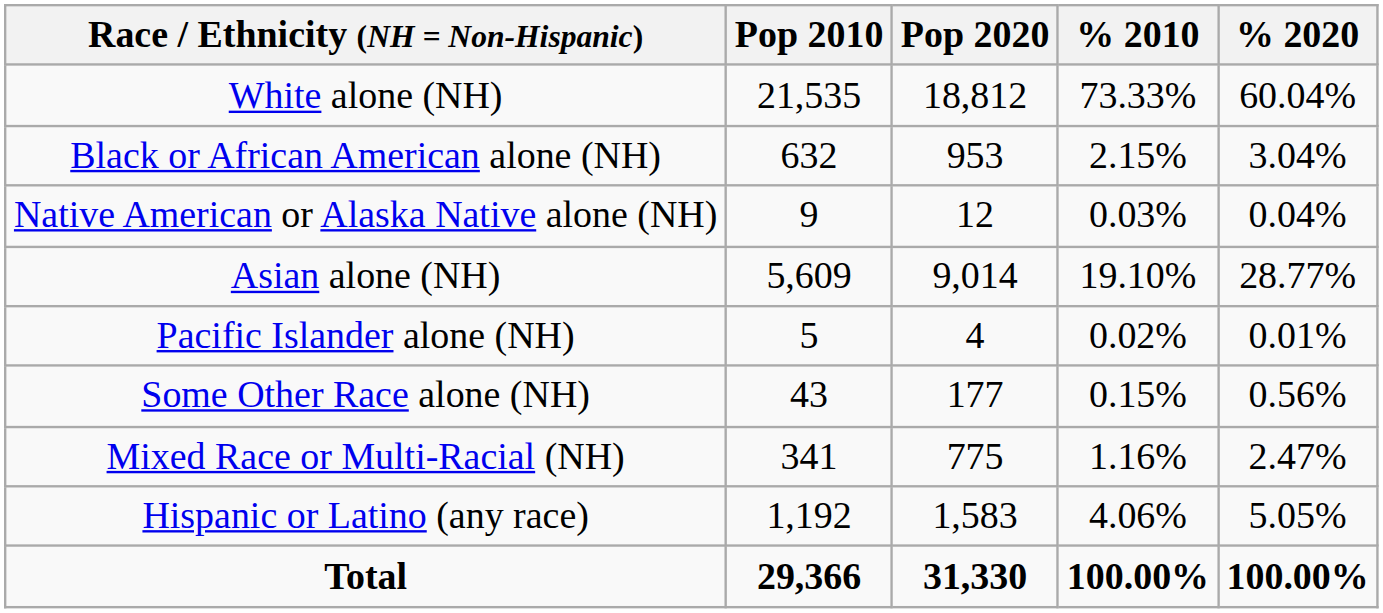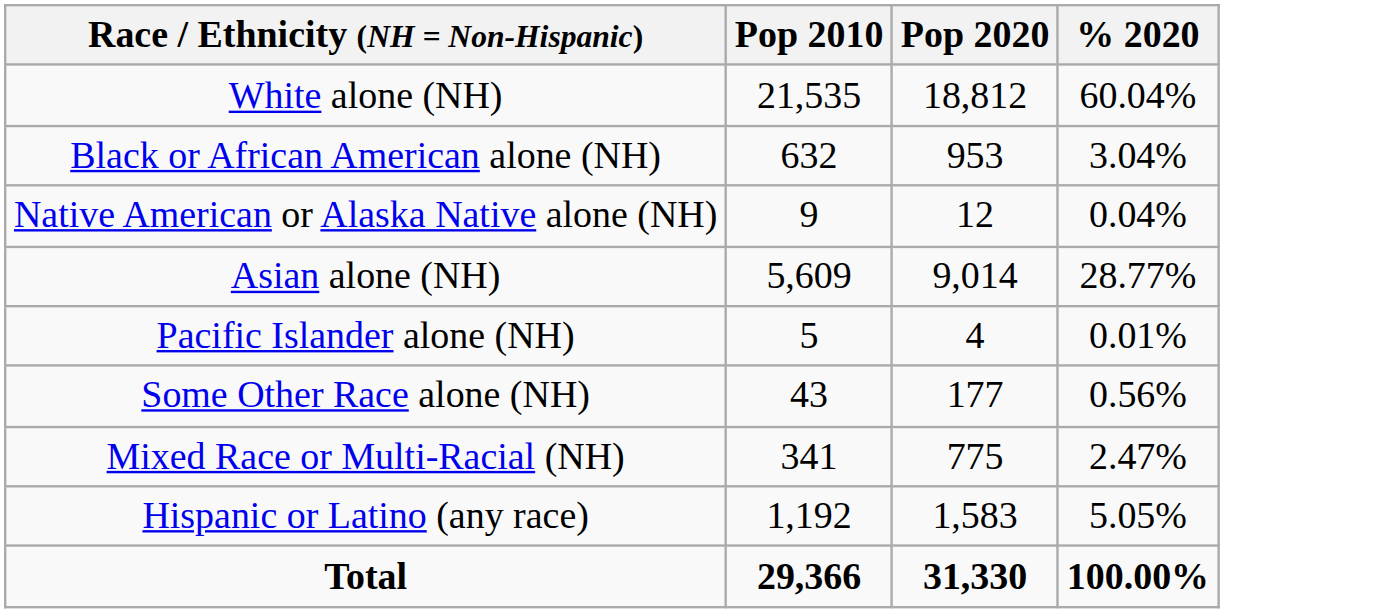- column: (1138, 34)
